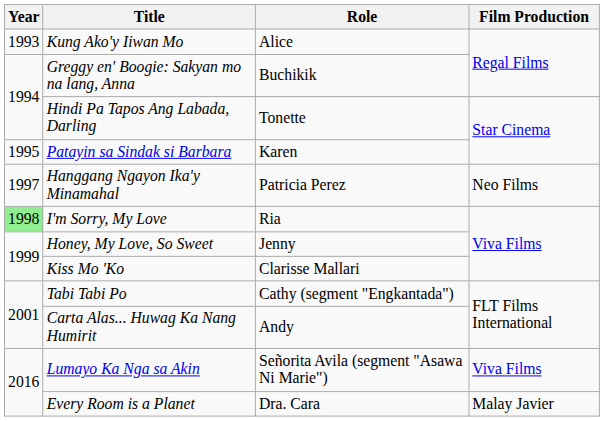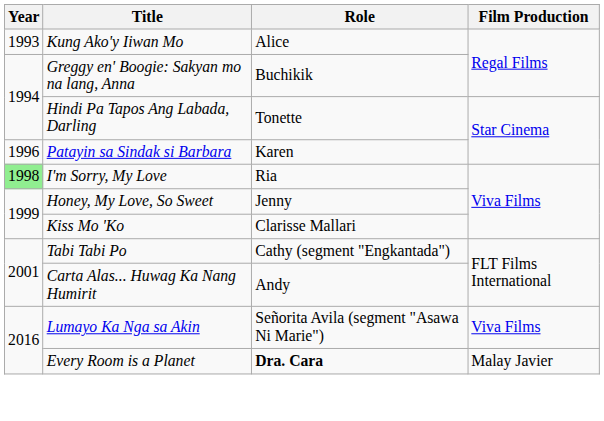(24, 151) 1995 -> (24, 151) 1996
- row: (123, 185)
(290, 403) normal -> (289, 361) bold
